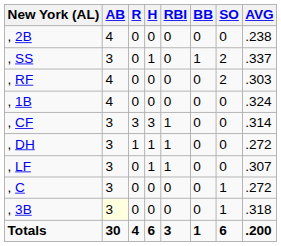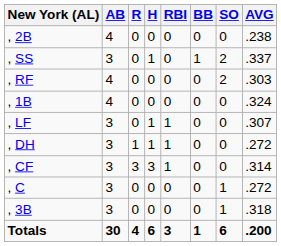rows swapped: (20, 123) <-> (19, 166)
(109, 209) lightyellow background -> (109, 209) no background
